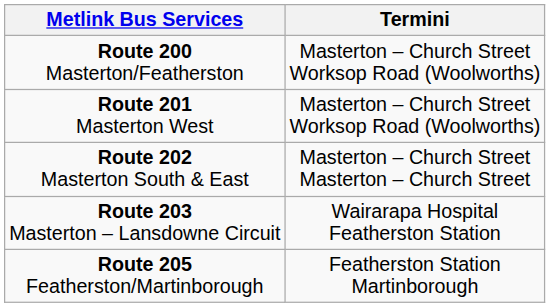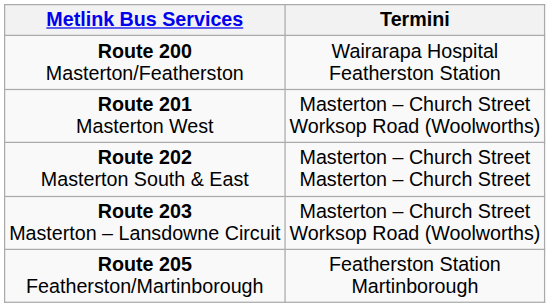(415, 62) Masterton – Church Street Worksop Road (Woolworths) -> (415, 62) Wairarapa Hospital Featherston Station
(415, 222) Wairarapa Hospital Featherston Station -> (415, 222) Masterton – Church Street Worksop Road (Woolworths)
